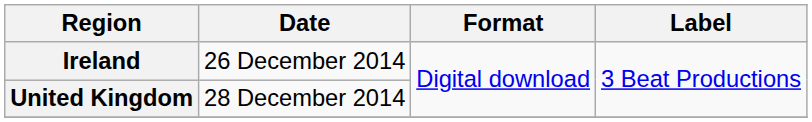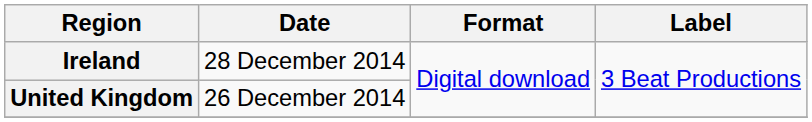(305, 60) 26 December 2014 -> (305, 60) 28 December 2014
(305, 98) 28 December 2014 -> (305, 98) 26 December 2014
